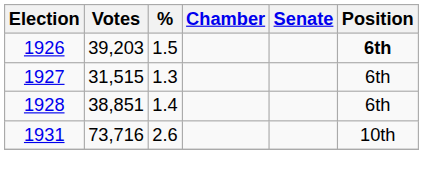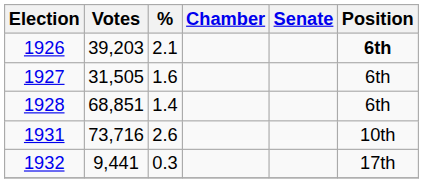(165, 47) 1.5 -> (165, 47) 2.1
(116, 76) 31,515 -> (116, 76) 31,505
(165, 76) 1.3 -> (165, 76) 1.6
(116, 105) 38,851 -> (116, 105) 68,851
+ row: (44, 163)
